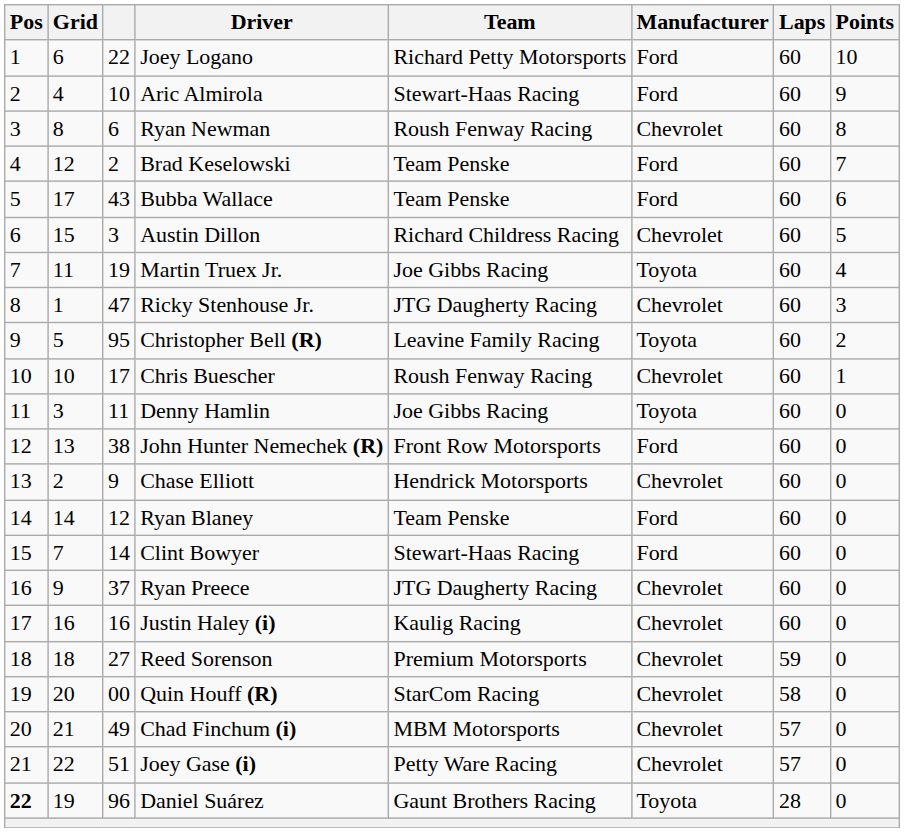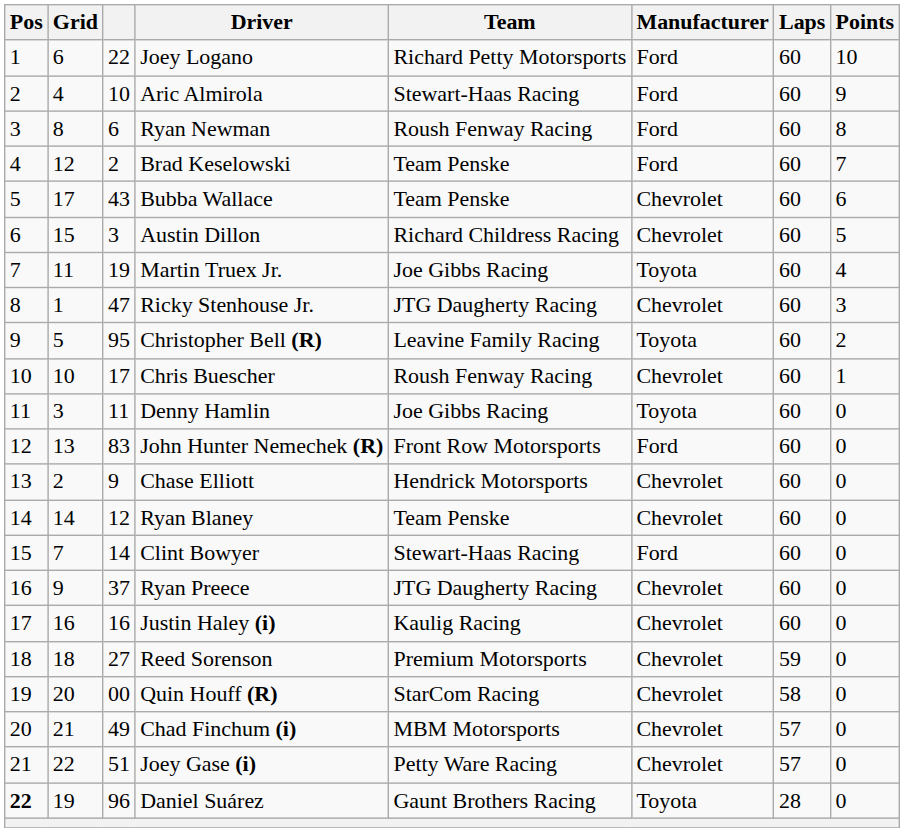(680, 127) Chevrolet -> (657, 127) Ford
(657, 198) Ford -> (680, 198) Chevrolet
(119, 446) 38 -> (119, 446) 83
(657, 516) Ford -> (680, 516) Chevrolet
